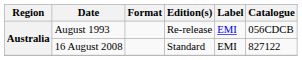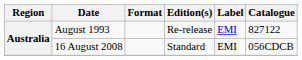(271, 30) 056CDCB -> (264, 30) 827122
(264, 47) 827122 -> (271, 47) 056CDCB
